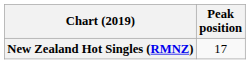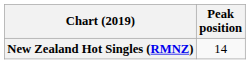(221, 48) 17 -> (221, 48) 14
